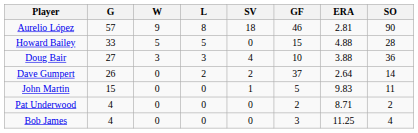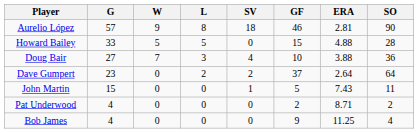(157, 58) 3 -> (157, 58) 7
(111, 74) 26 -> (111, 74) 23
(390, 74) 14 -> (390, 74) 64
(344, 89) 9.83 -> (344, 89) 7.43
(297, 120) 3 -> (297, 120) 9
